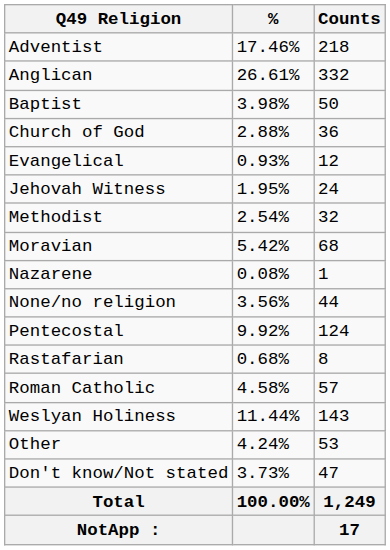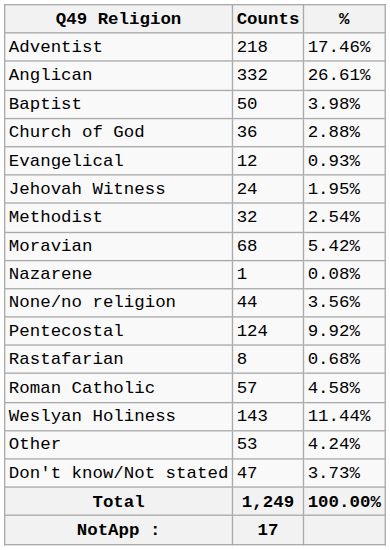columns swapped: (349, 19) <-> (273, 19)
